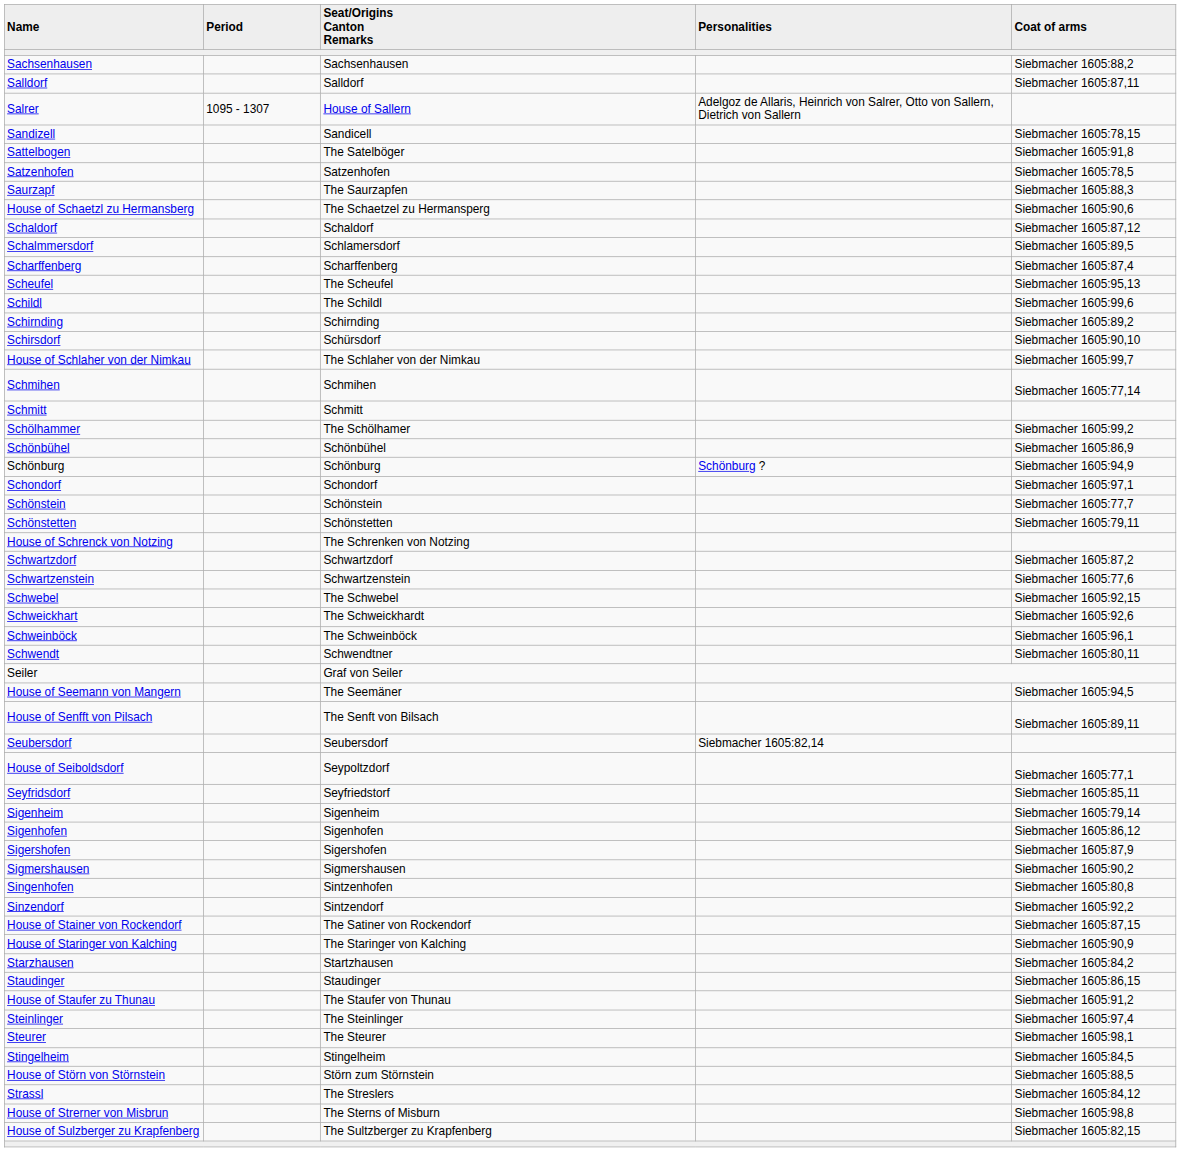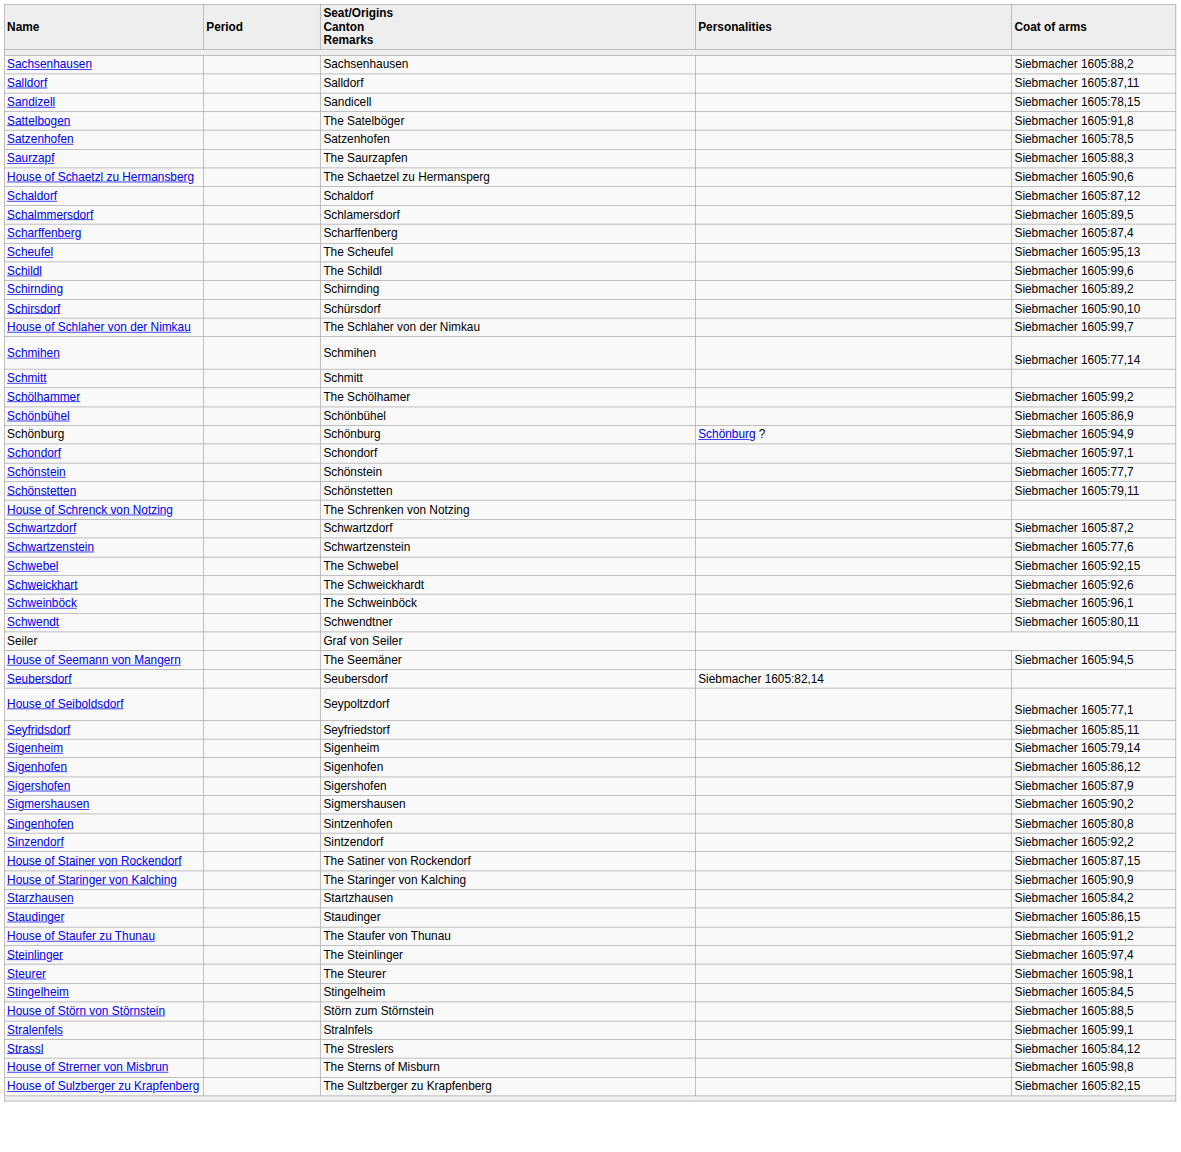- row: (23, 108)
- row: (80, 717)
+ row: (35, 1030)
